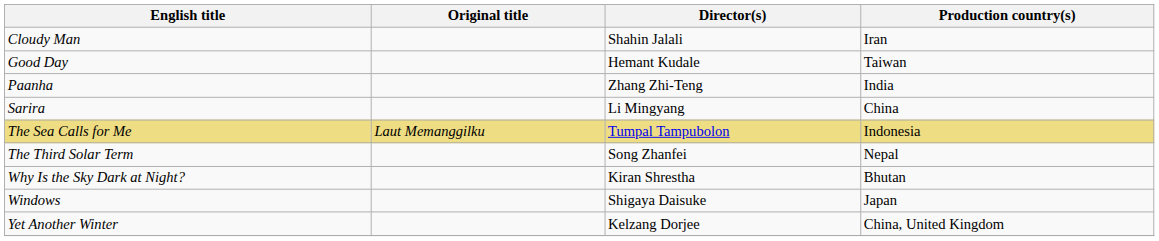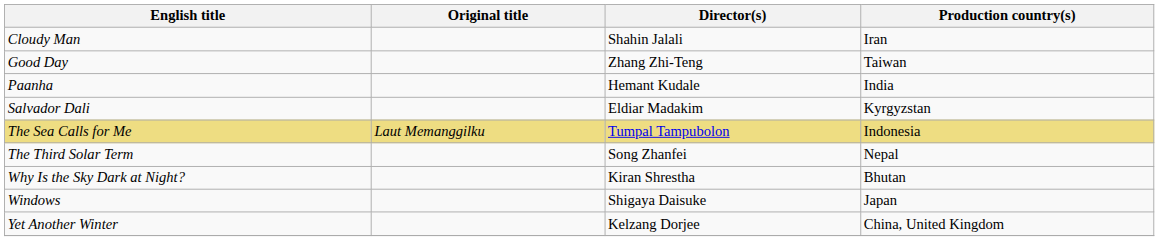(654, 62) Hemant Kudale -> (655, 62) Zhang Zhi-Teng
(655, 85) Zhang Zhi-Teng -> (654, 85) Hemant Kudale
+ row: (49, 108)
- row: (26, 108)
